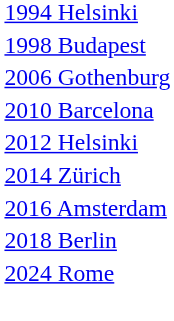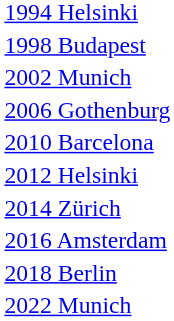+ row: (68, 77)
+ row: (68, 305)
- row: (59, 273)
